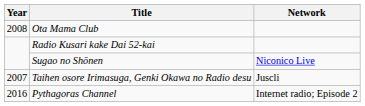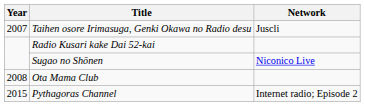rows swapped: (142, 77) <-> (65, 28)
(17, 93) 2016 -> (17, 93) 2015
